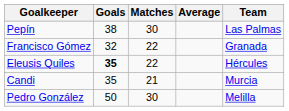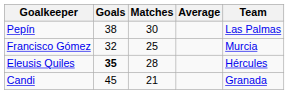(152, 47) 22 -> (152, 47) 25
(246, 47) Granada -> (241, 47) Murcia
(152, 64) 22 -> (152, 64) 28
(111, 81) 35 -> (111, 81) 45
(241, 81) Murcia -> (246, 81) Granada
- row: (45, 98)
